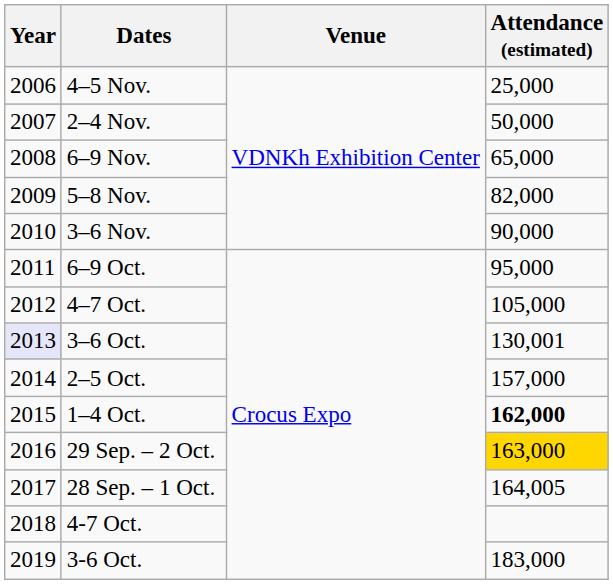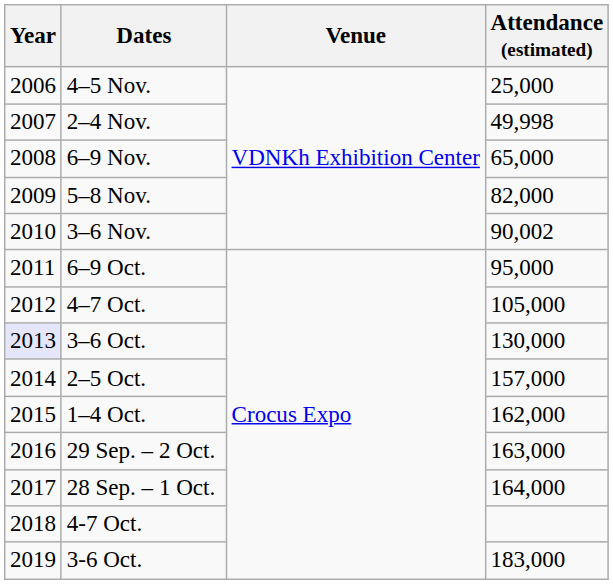(522, 121) 50,000 -> (522, 121) 49,998
(522, 231) 90,000 -> (522, 231) 90,002
(528, 341) 130,001 -> (528, 341) 130,000
(528, 414) bold -> (528, 414) normal
(528, 450) gold background -> (528, 450) no background
(528, 487) 164,005 -> (528, 487) 164,000
